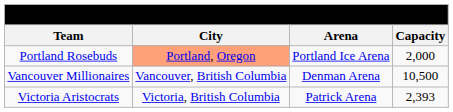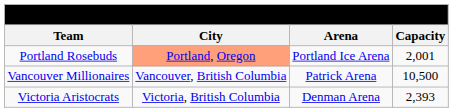(420, 55) 2,000 -> (420, 55) 2,001
(341, 76) Denman Arena -> (341, 76) Patrick Arena
(341, 96) Patrick Arena -> (341, 96) Denman Arena
